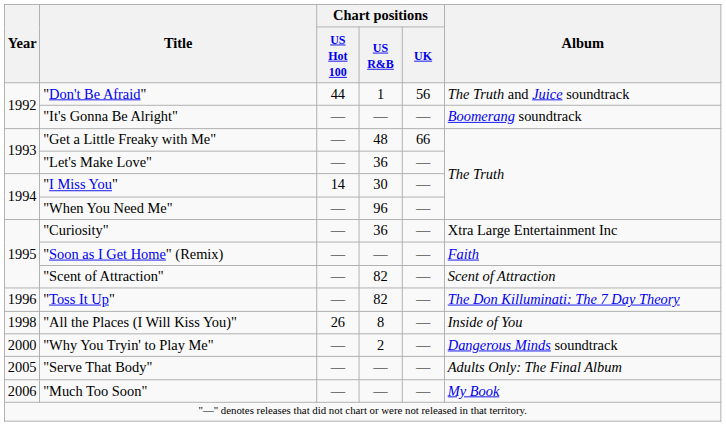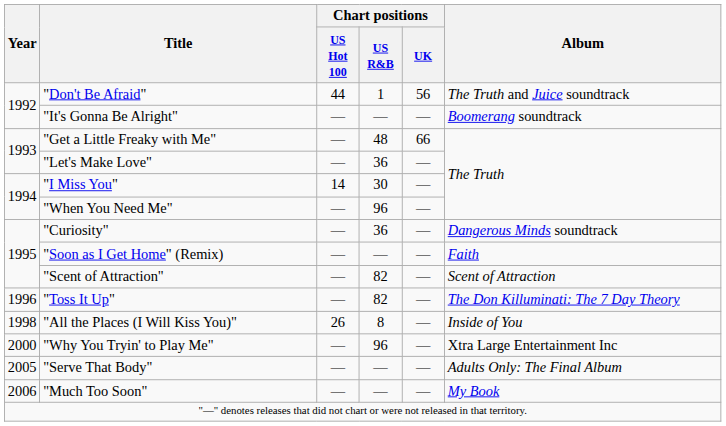(533, 231) Xtra Large Entertainment Inc -> (533, 231) Dangerous Minds soundtrack
(380, 345) 2 -> (380, 345) 96
(533, 345) Dangerous Minds soundtrack -> (533, 345) Xtra Large Entertainment Inc
